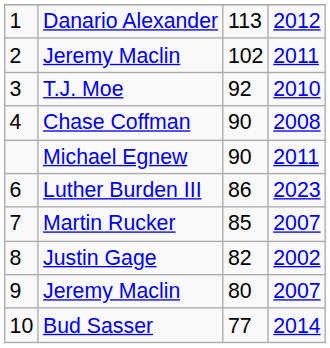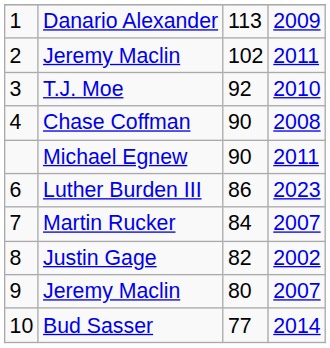(297, 21) 2012 -> (297, 21) 2009
(240, 223) 85 -> (240, 223) 84
